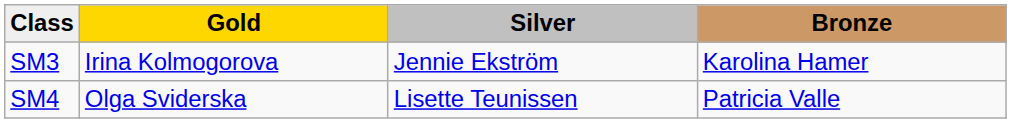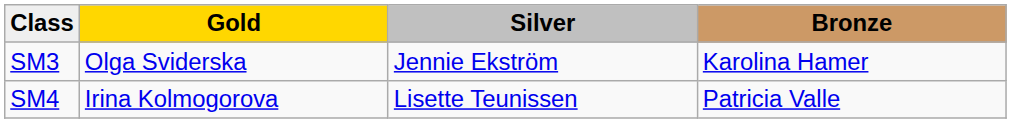(182, 61) Irina Kolmogorova -> (166, 61) Olga Sviderska
(166, 99) Olga Sviderska -> (182, 99) Irina Kolmogorova
